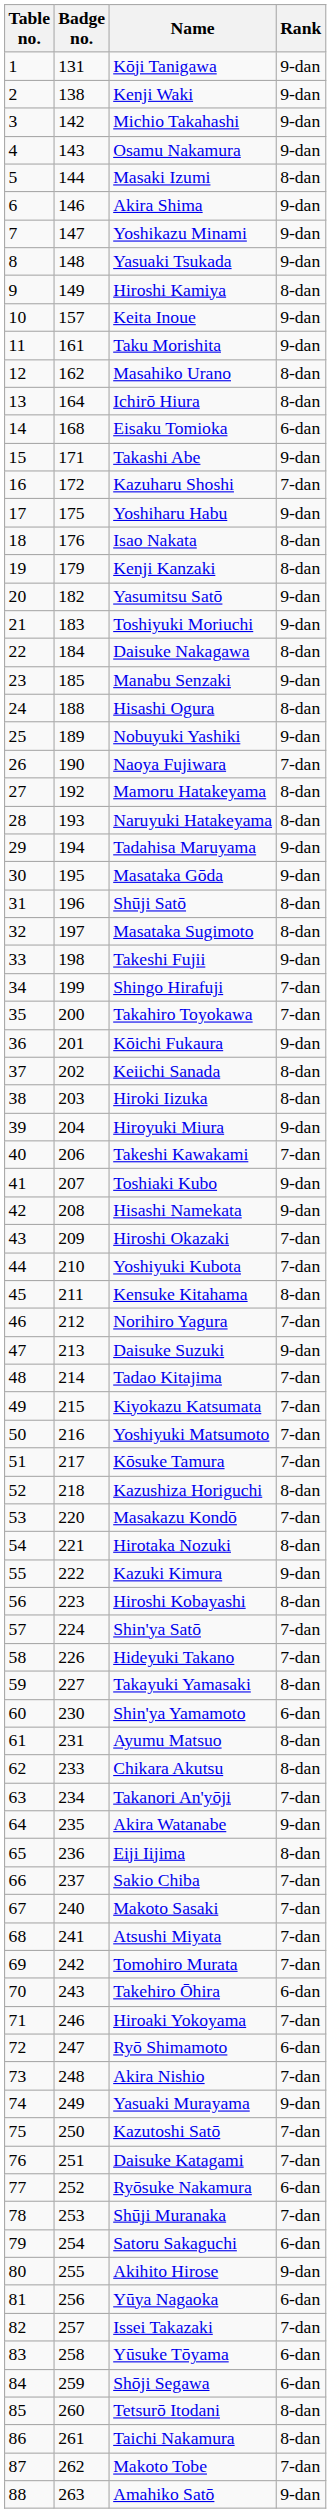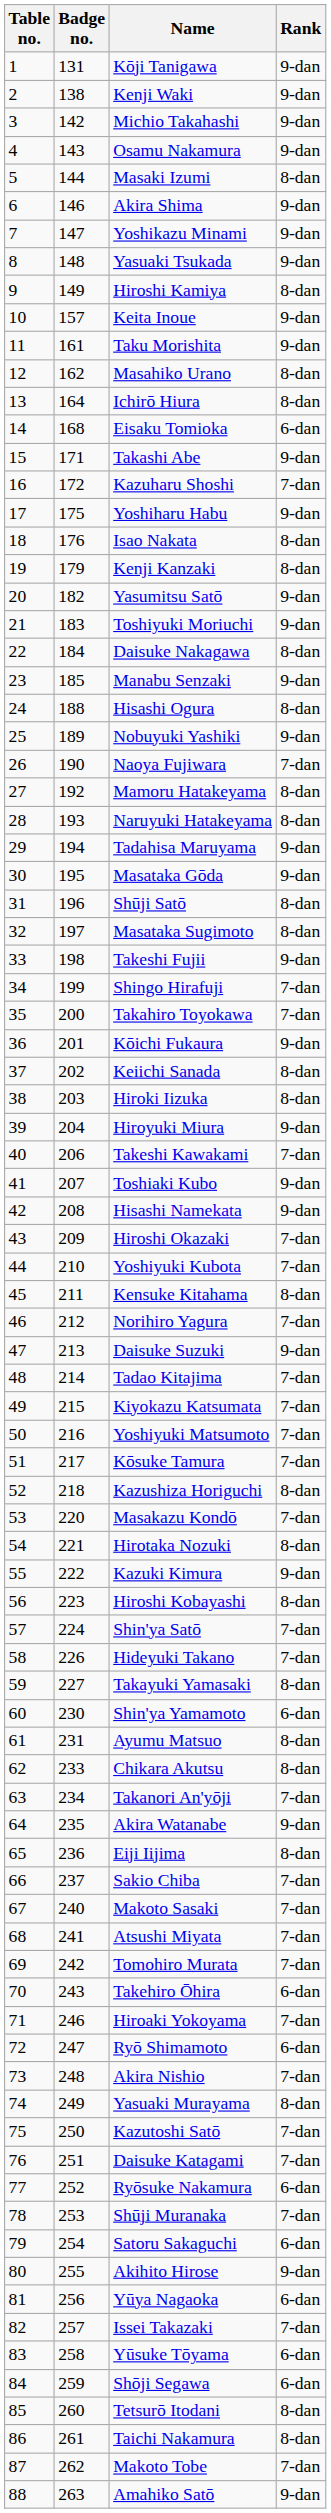(300, 2103) 9-dan -> (300, 2103) 8-dan
